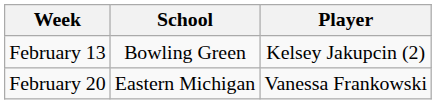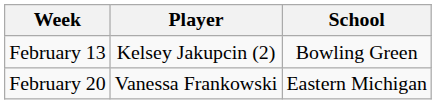columns swapped: (346, 20) <-> (185, 20)
